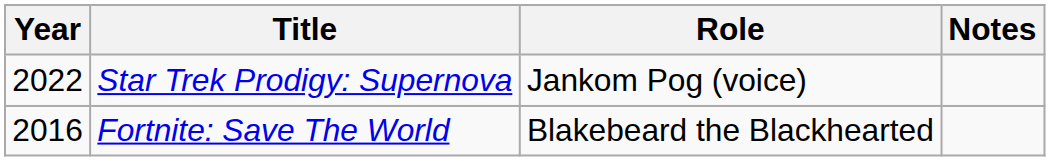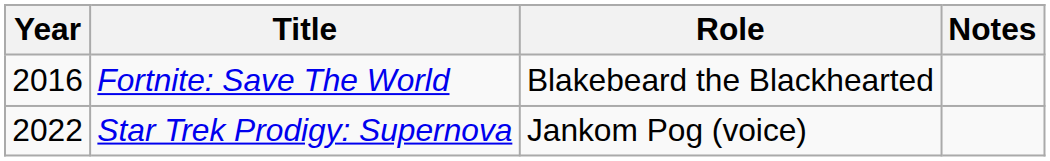rows swapped: (273, 130) <-> (305, 79)
